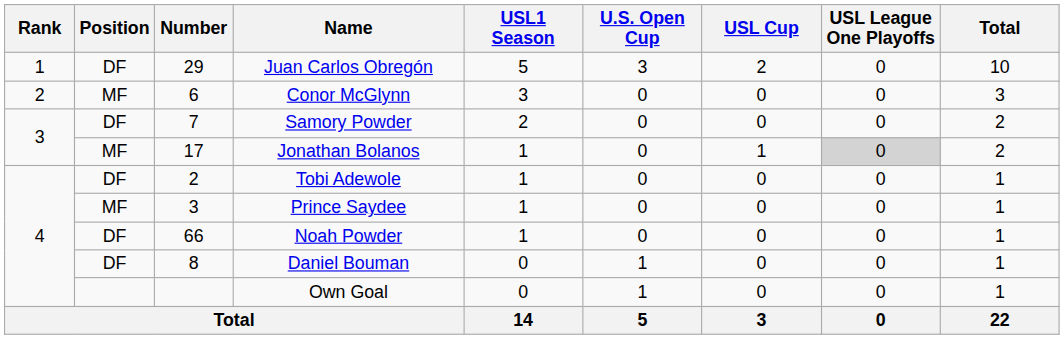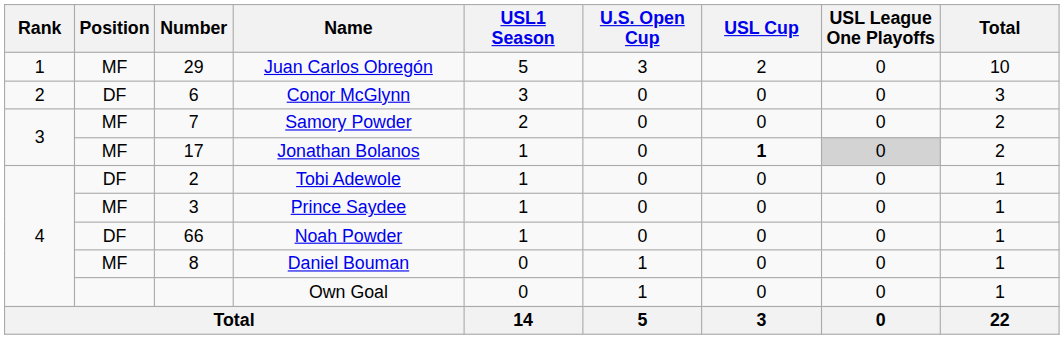(115, 66) DF -> (115, 66) MF
(115, 94) MF -> (115, 94) DF
(115, 123) DF -> (115, 123) MF
(762, 151) normal -> (762, 151) bold
(115, 263) DF -> (115, 263) MF
